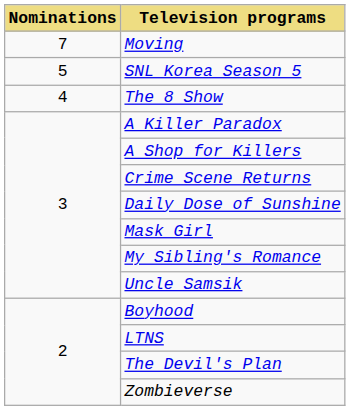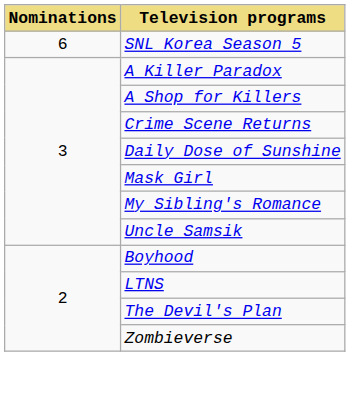- row: (154, 45)
(63, 71) 5 -> (63, 45) 6
- row: (174, 98)
